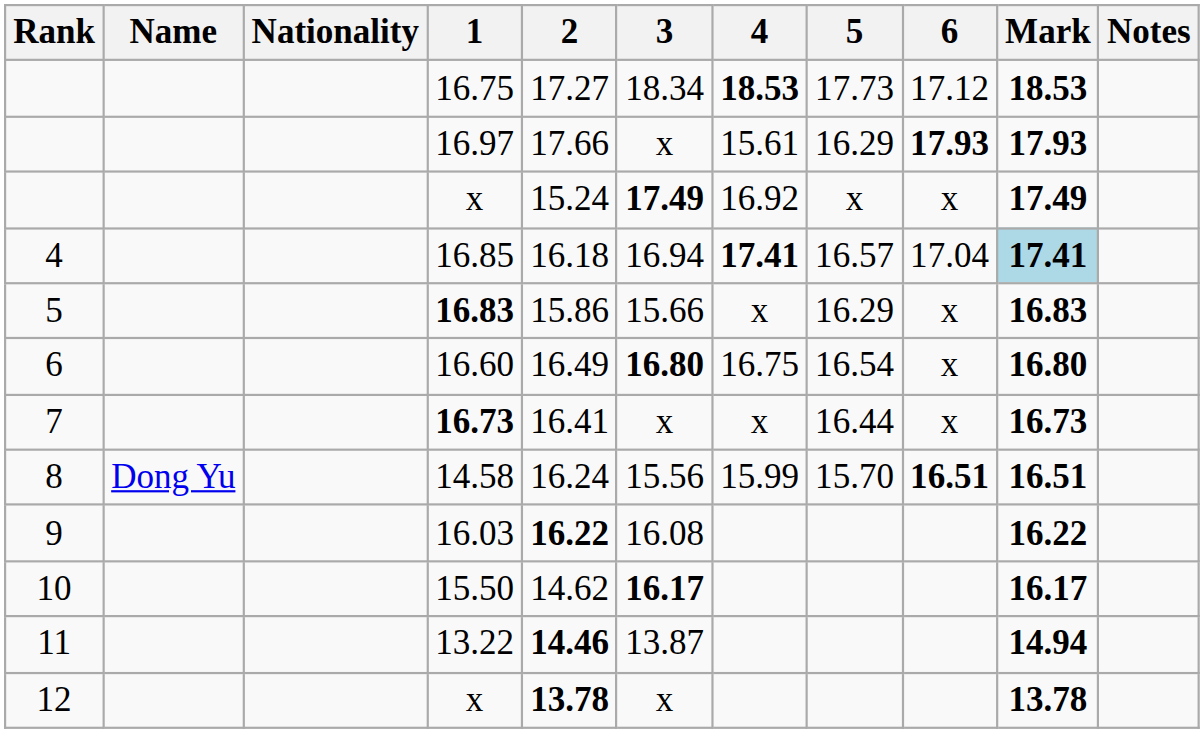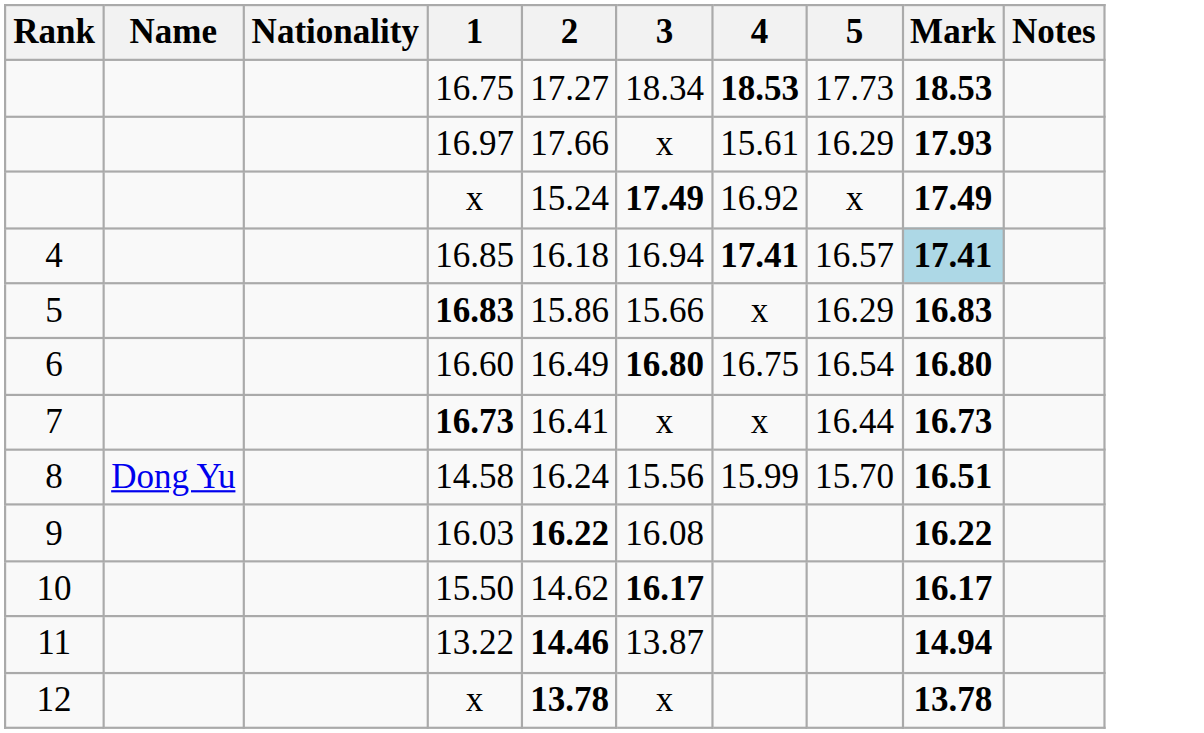- column: (950, 32)
